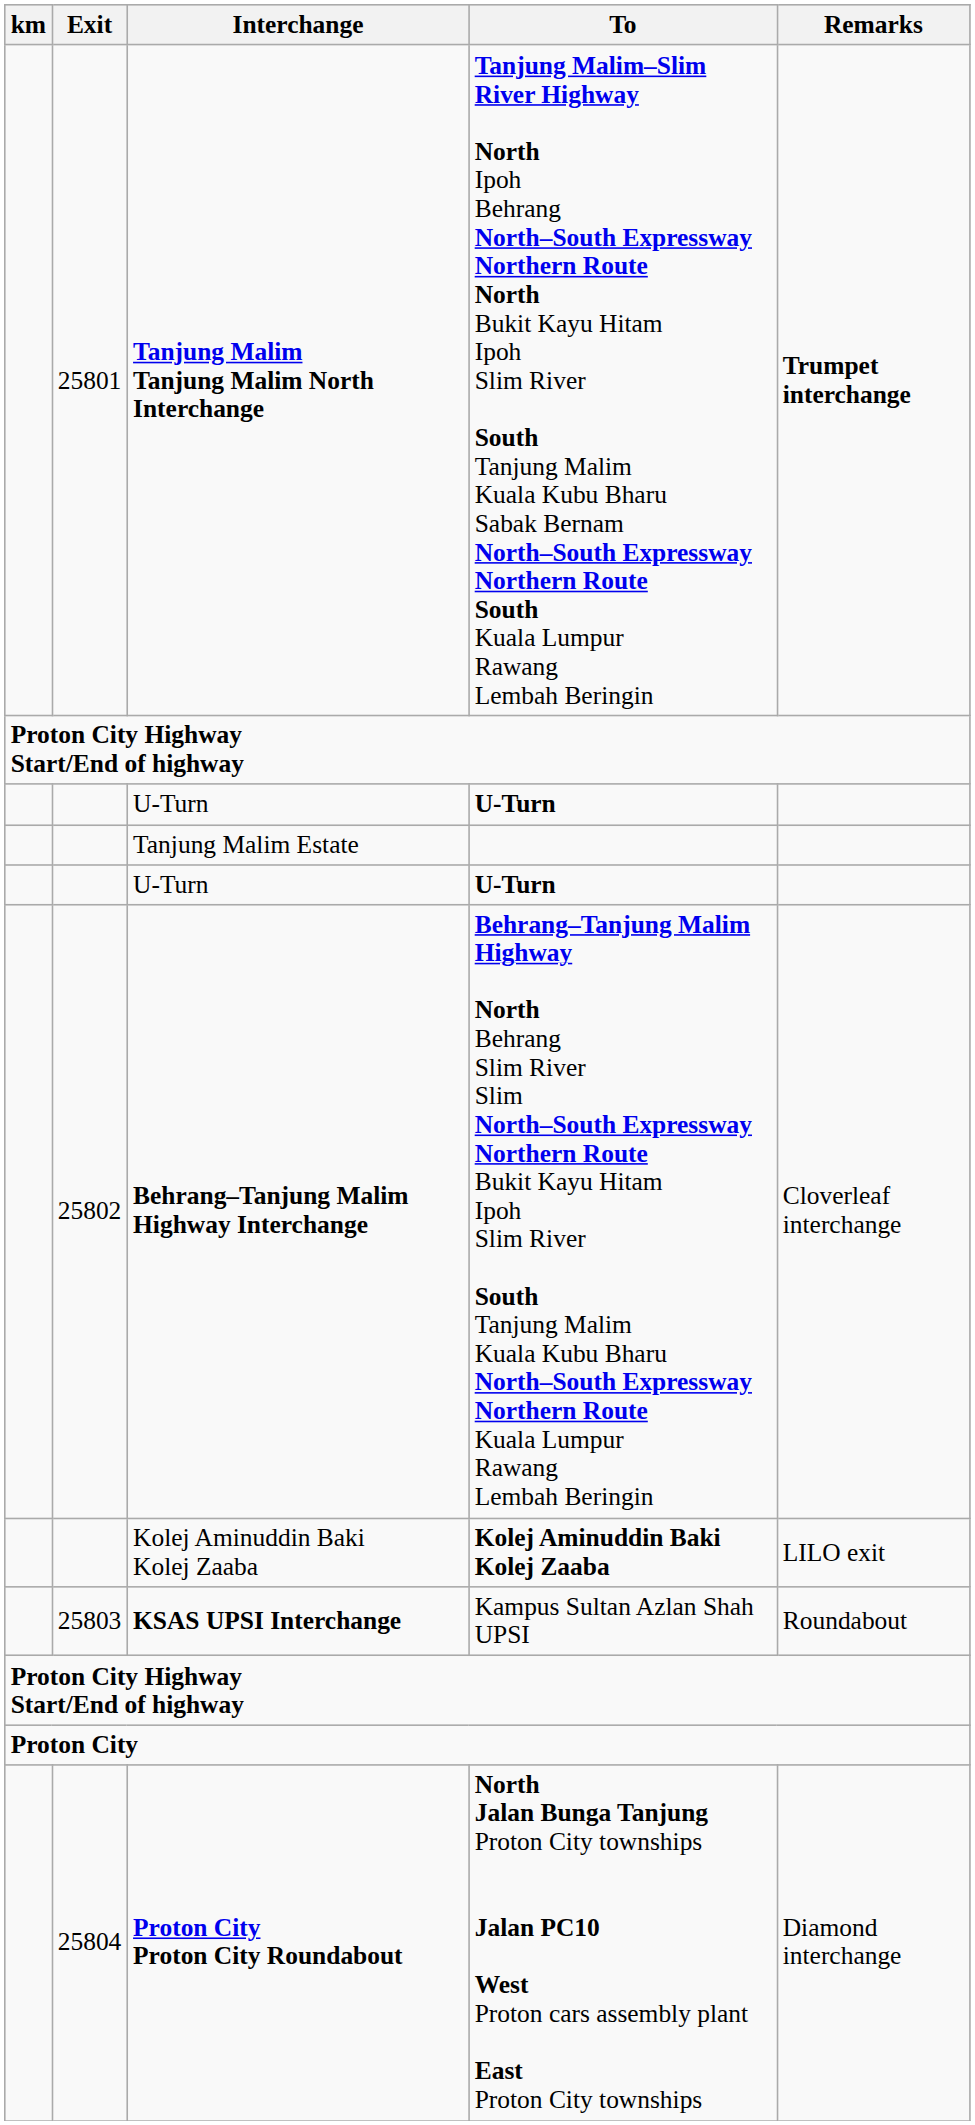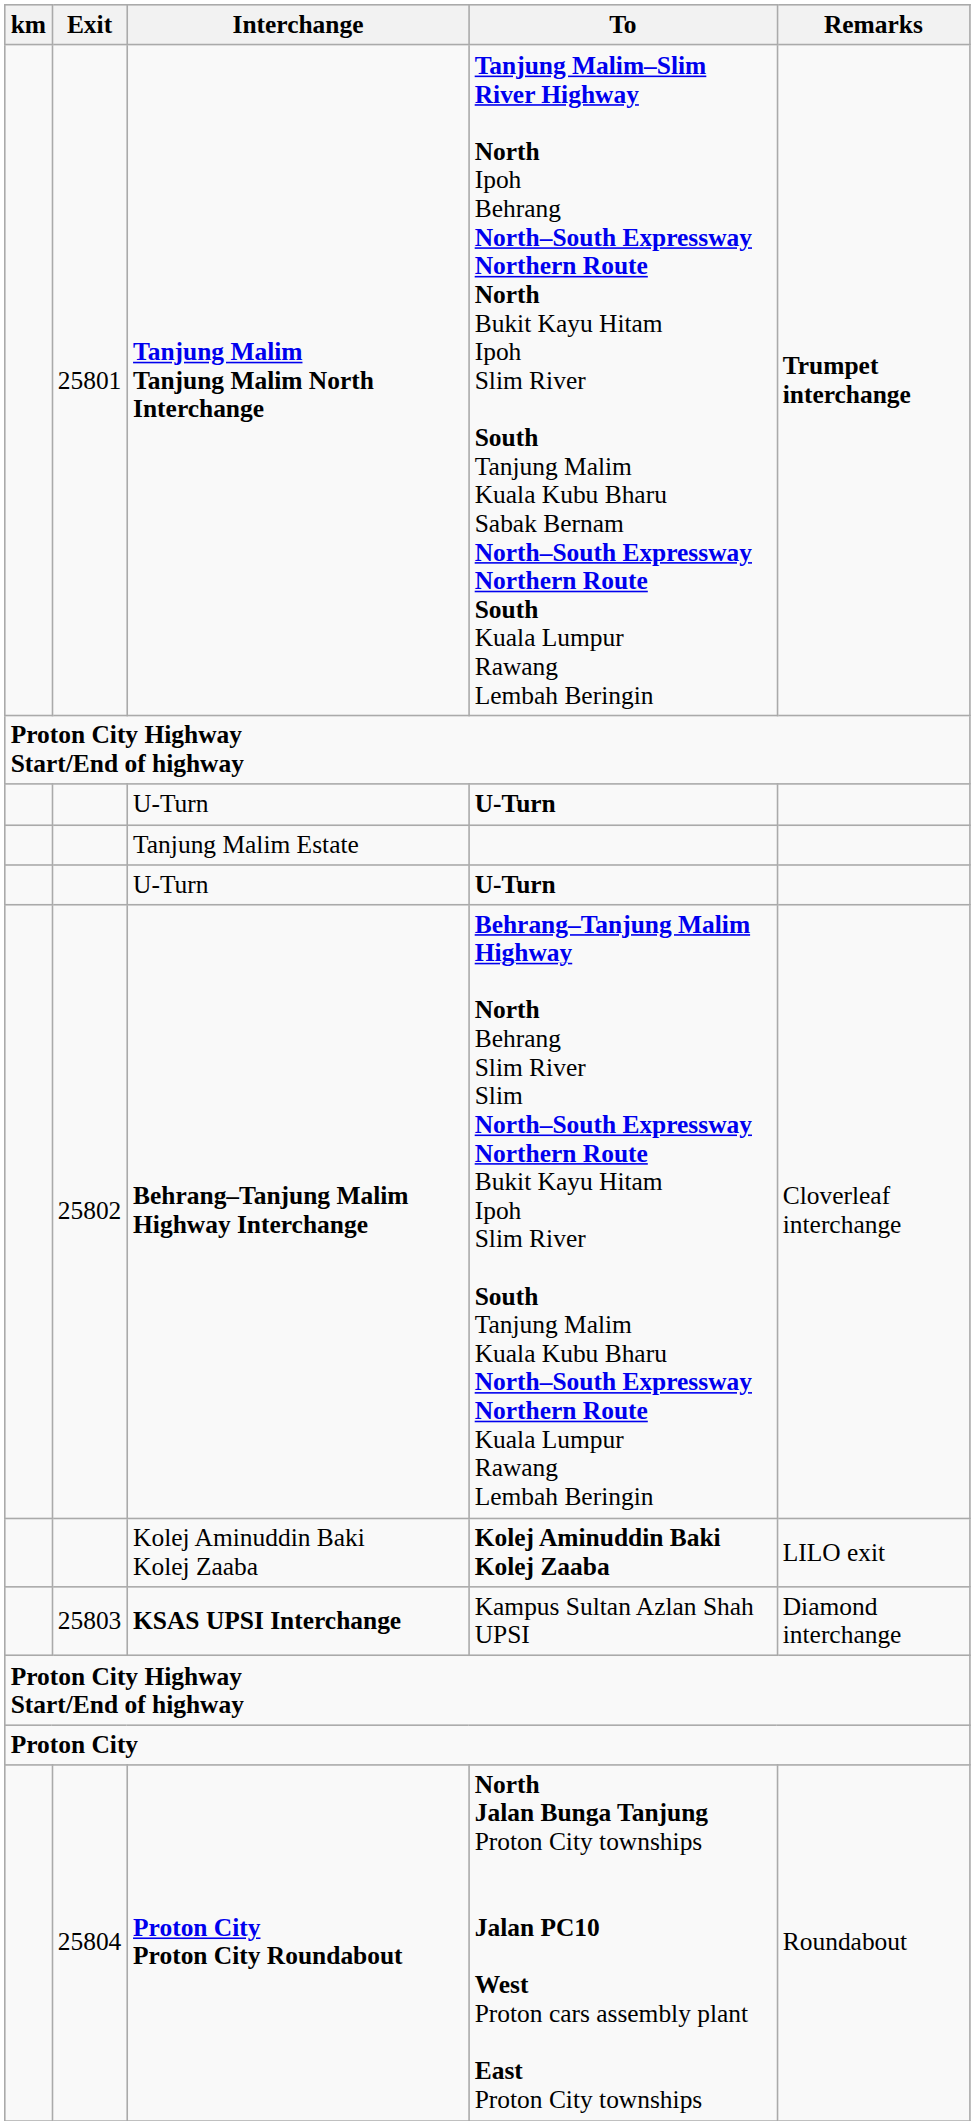(845, 1621) Roundabout -> (842, 1621) Diamond interchange
(842, 1942) Diamond interchange -> (845, 1942) Roundabout
